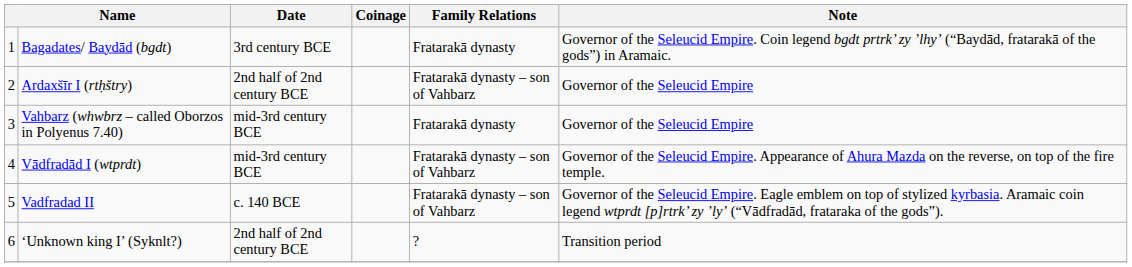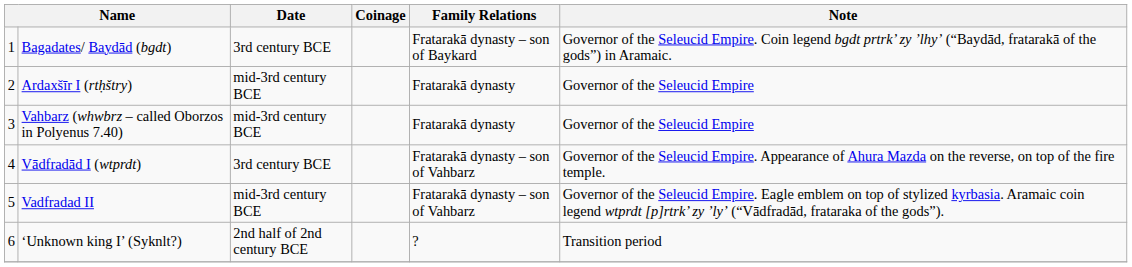(464, 46) Fratarakā dynasty -> (481, 46) Fratarakā dynasty – son of Baykard
(278, 85) 2nd half of 2nd century BCE -> (280, 85) mid-3rd century BCE
(481, 85) Fratarakā dynasty – son of Vahbarz -> (464, 85) Fratarakā dynasty
(280, 163) mid-3rd century BCE -> (282, 163) 3rd century BCE
(267, 203) c. 140 BCE -> (280, 203) mid-3rd century BCE
